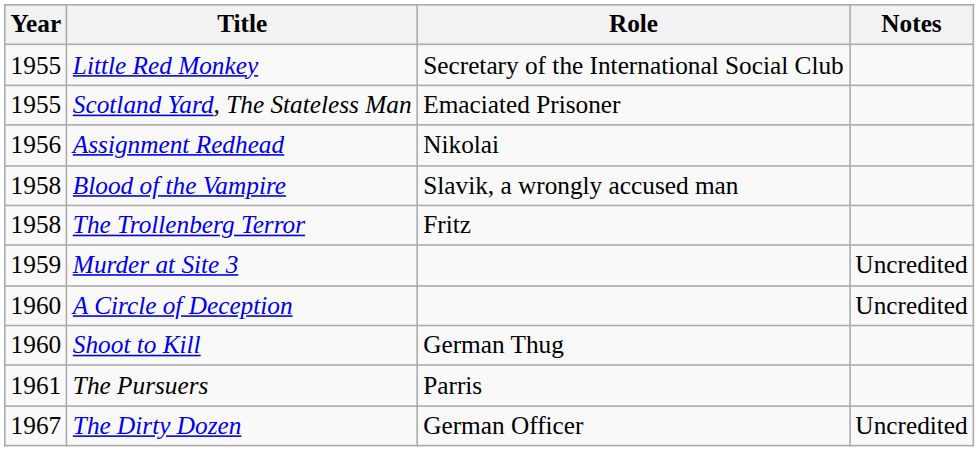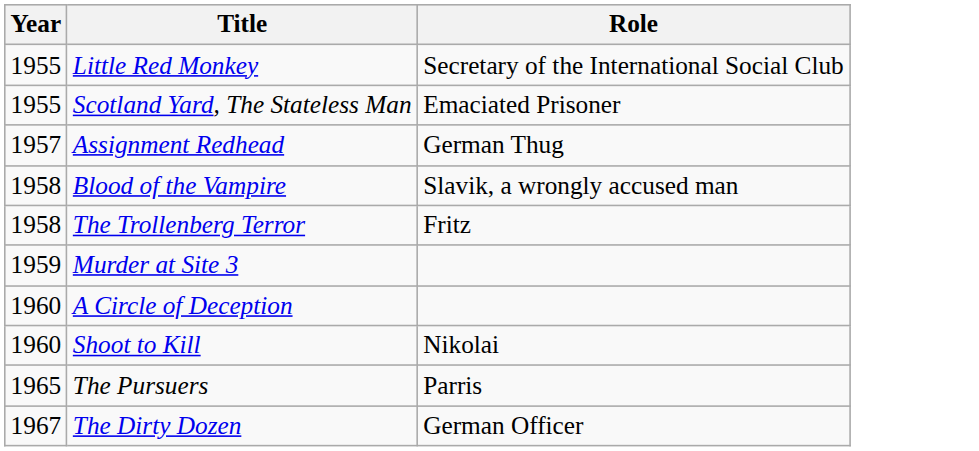- column: (912, 24)
(36, 144) 1956 -> (36, 144) 1957
(461, 144) Nikolai -> (494, 144) German Thug
(494, 345) German Thug -> (461, 345) Nikolai
(36, 385) 1961 -> (36, 385) 1965
